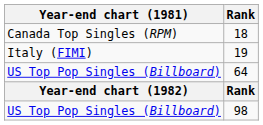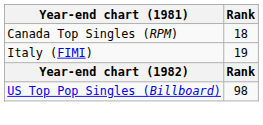- row: (241, 72)
